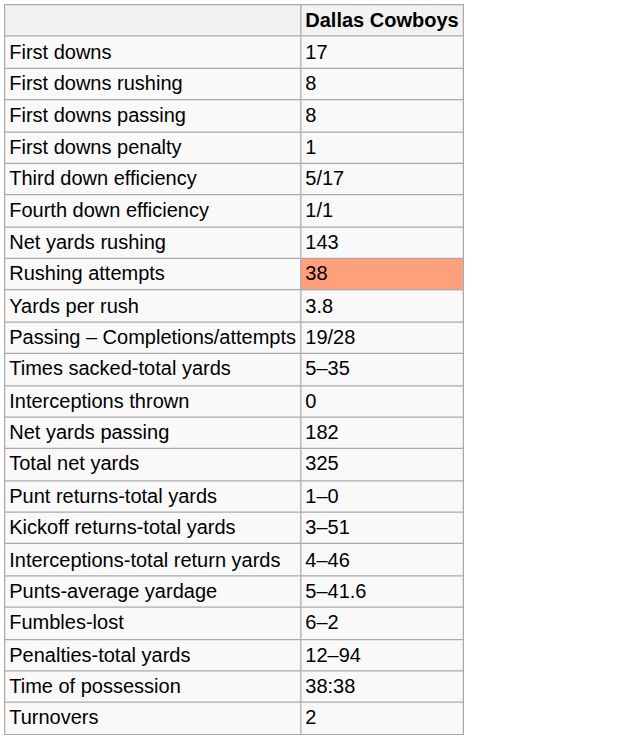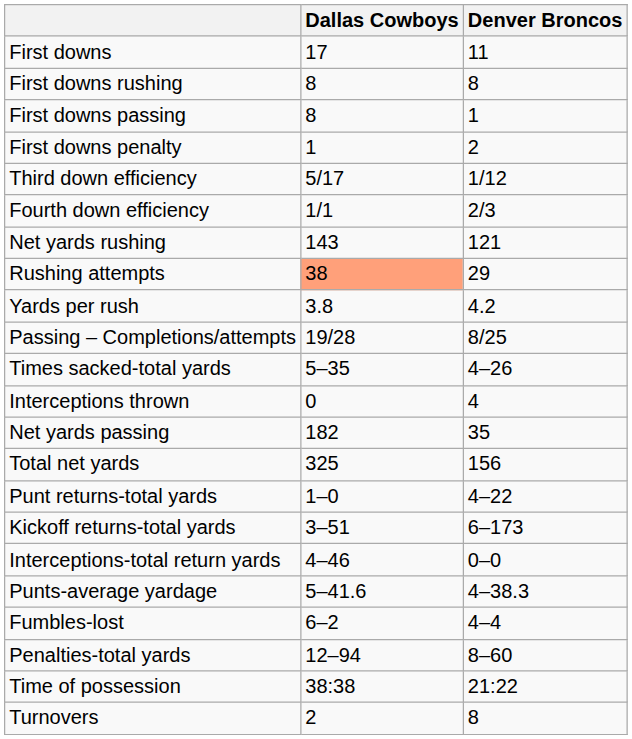+ column: (545, 20)
